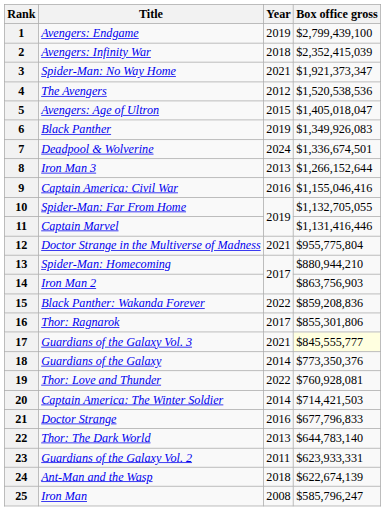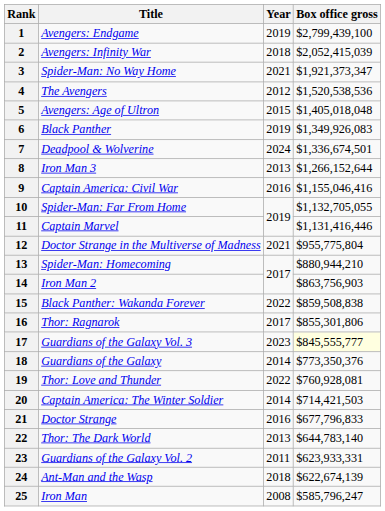(334, 52) $2,352,415,039 -> (334, 52) $2,052,415,039
(334, 110) $1,405,018,047 -> (334, 110) $1,405,018,048
(330, 303) $859,208,836 -> (330, 303) $859,508,838
(278, 341) 2021 -> (278, 341) 2023
